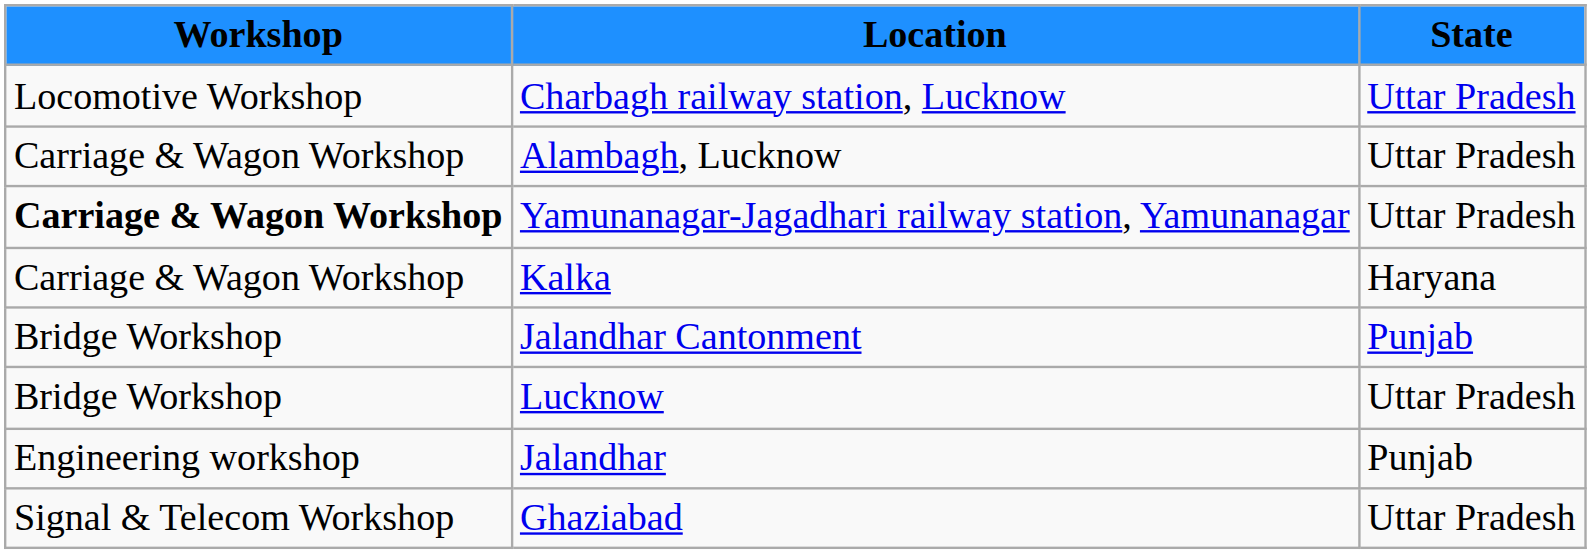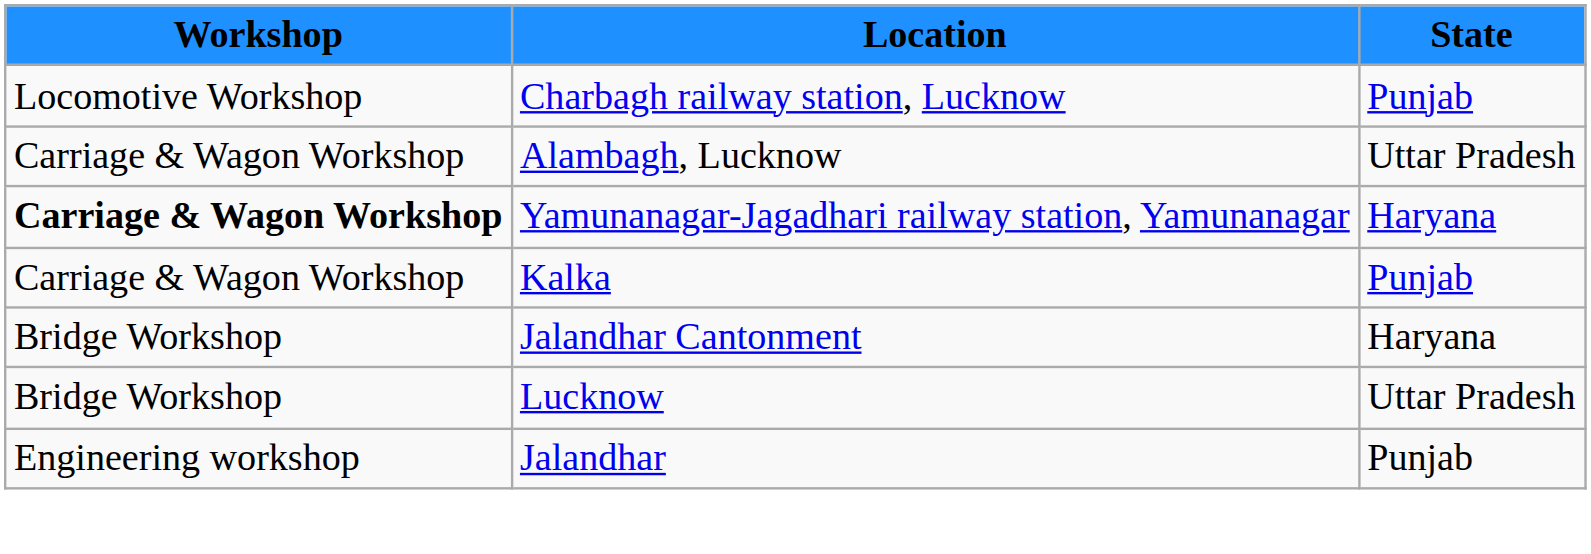(1471, 95) Uttar Pradesh -> (1420, 95) Punjab
(1471, 215) Uttar Pradesh -> (1432, 215) Haryana
(1432, 276) Haryana -> (1420, 276) Punjab
(1420, 336) Punjab -> (1432, 336) Haryana
- row: (601, 517)
